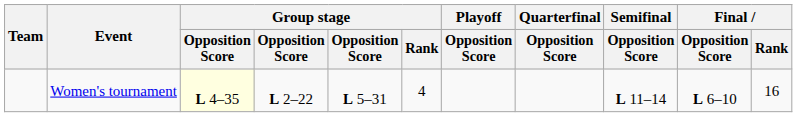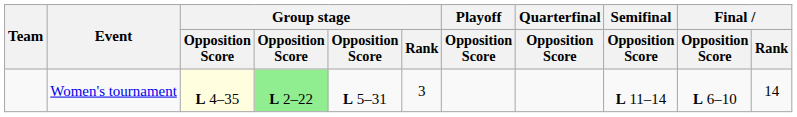(291, 99) no background -> (291, 99) lightgreen background
(422, 90) 4 -> (422, 90) 3
(772, 90) 16 -> (772, 90) 14
